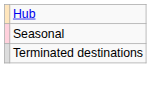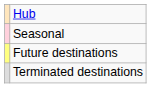+ row: (65, 53)
